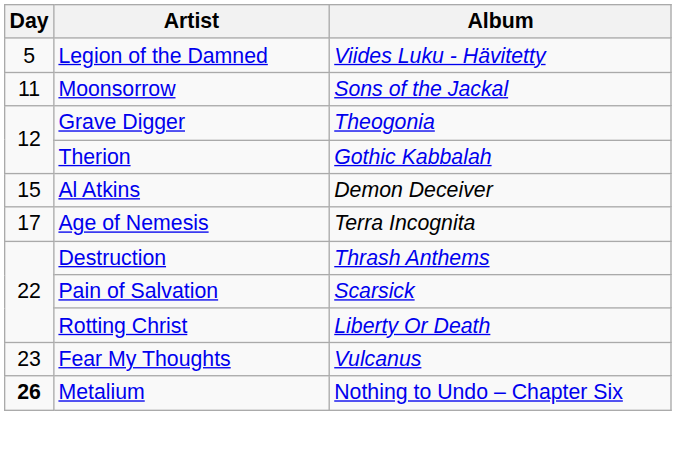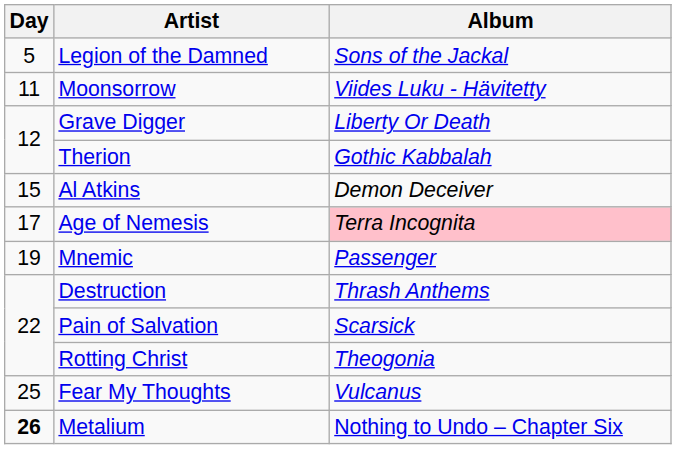(440, 55) Viides Luku - Hävitetty -> (421, 55) Sons of the Jackal
(421, 88) Sons of the Jackal -> (440, 88) Viides Luku - Hävitetty
(385, 122) Theogonia -> (412, 122) Liberty Or Death
(405, 223) no background -> (405, 223) pink background
+ row: (96, 257)
(412, 325) Liberty Or Death -> (385, 358) Theogonia
(29, 358) 23 -> (29, 392) 25
